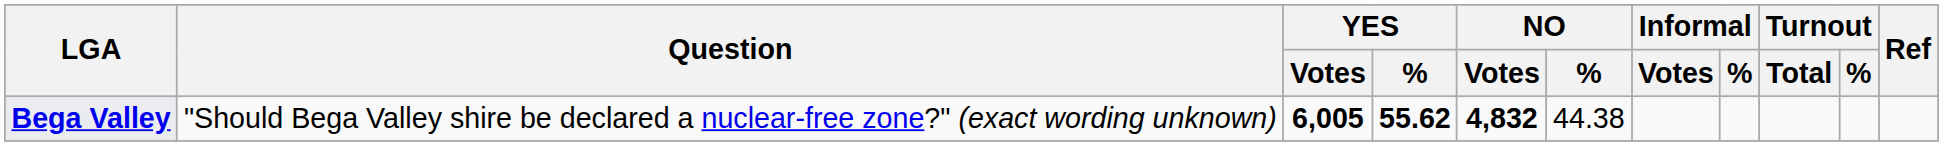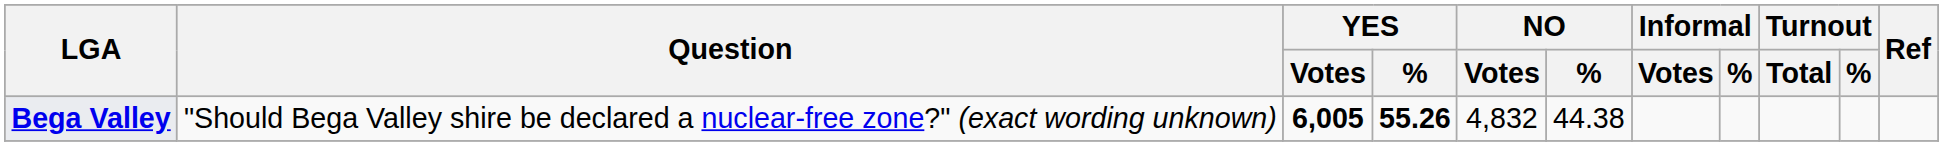(1415, 118) 55.62 -> (1415, 118) 55.26
(1502, 118) bold -> (1502, 118) normal
